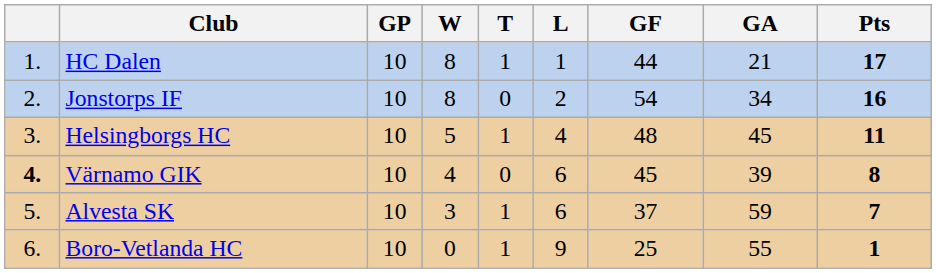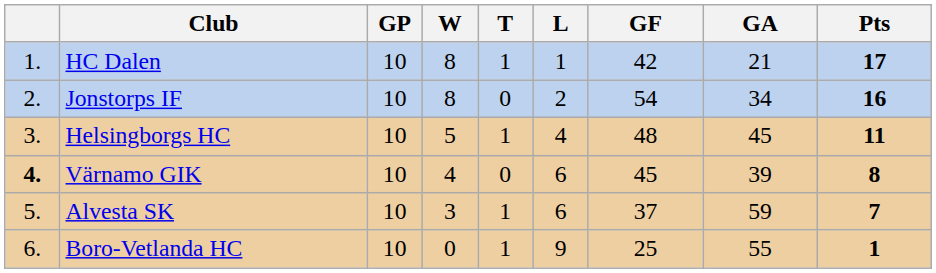(645, 60) 44 -> (645, 60) 42
